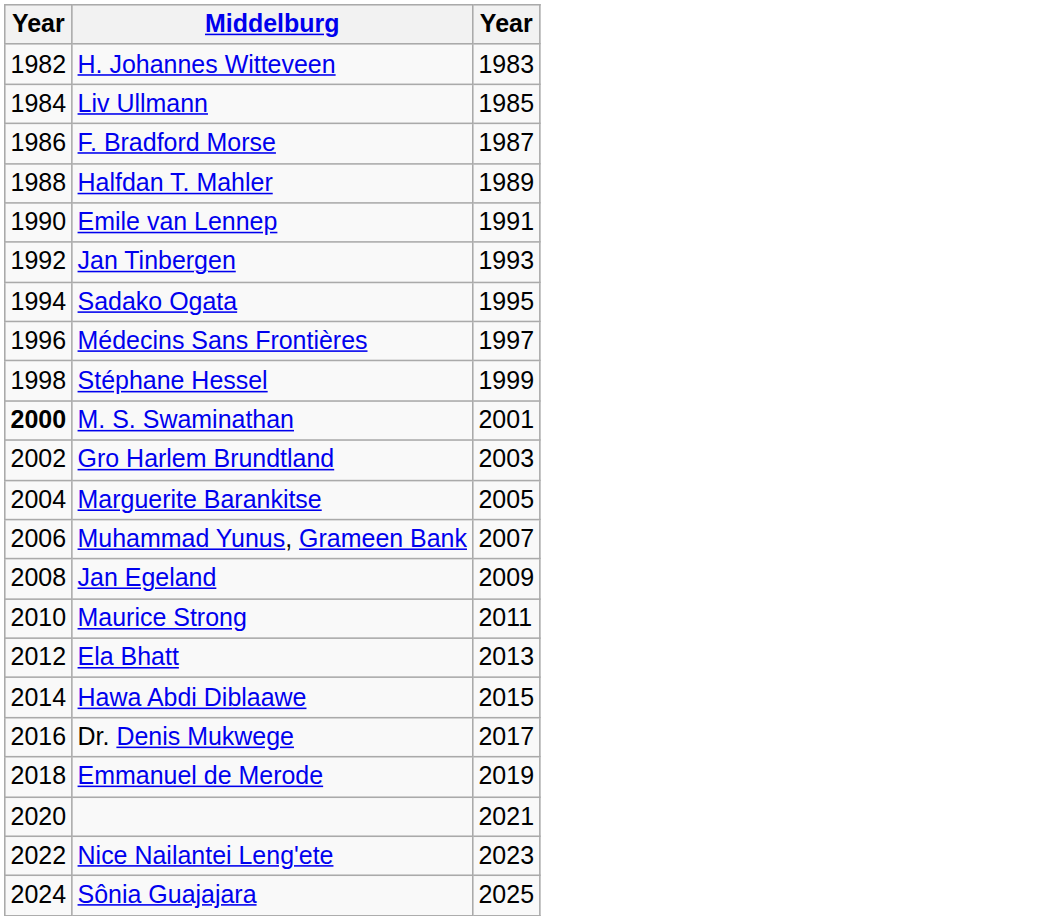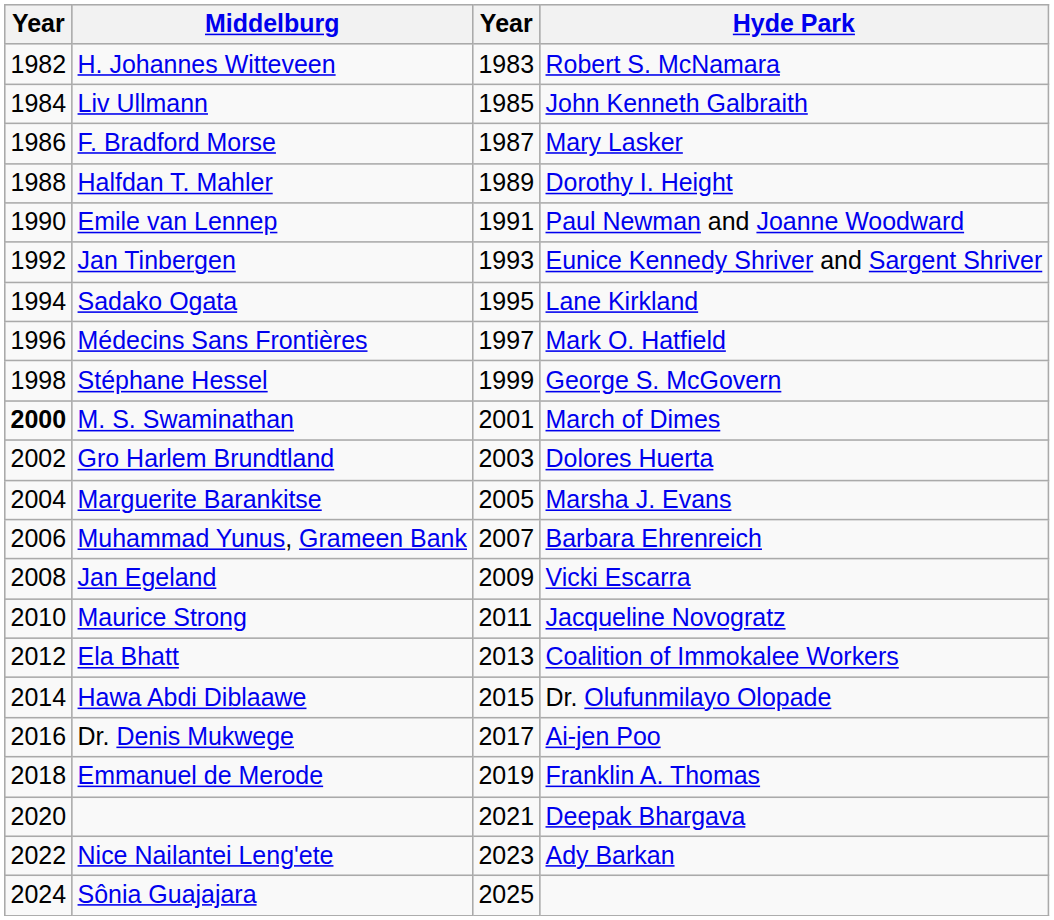+ column: (794, 24)
